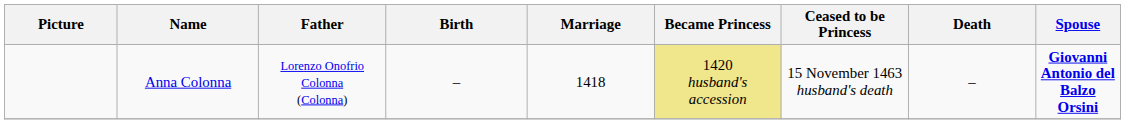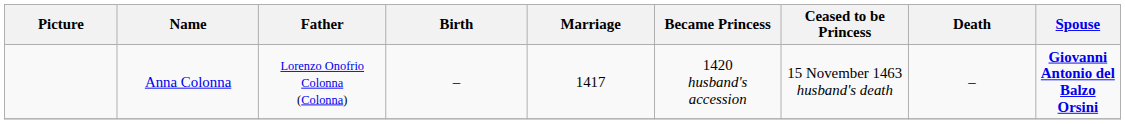(591, 81) 1418 -> (591, 81) 1417
(718, 81) khaki background -> (718, 81) no background
